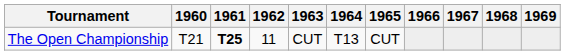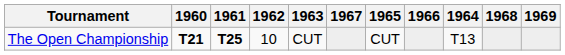columns swapped: (346, 16) <-> (463, 16)
(191, 39) normal -> (191, 39) bold
(269, 39) 11 -> (269, 39) 10
